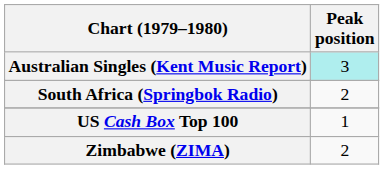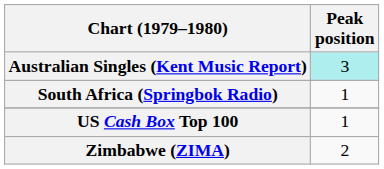(345, 94) 2 -> (345, 94) 1
